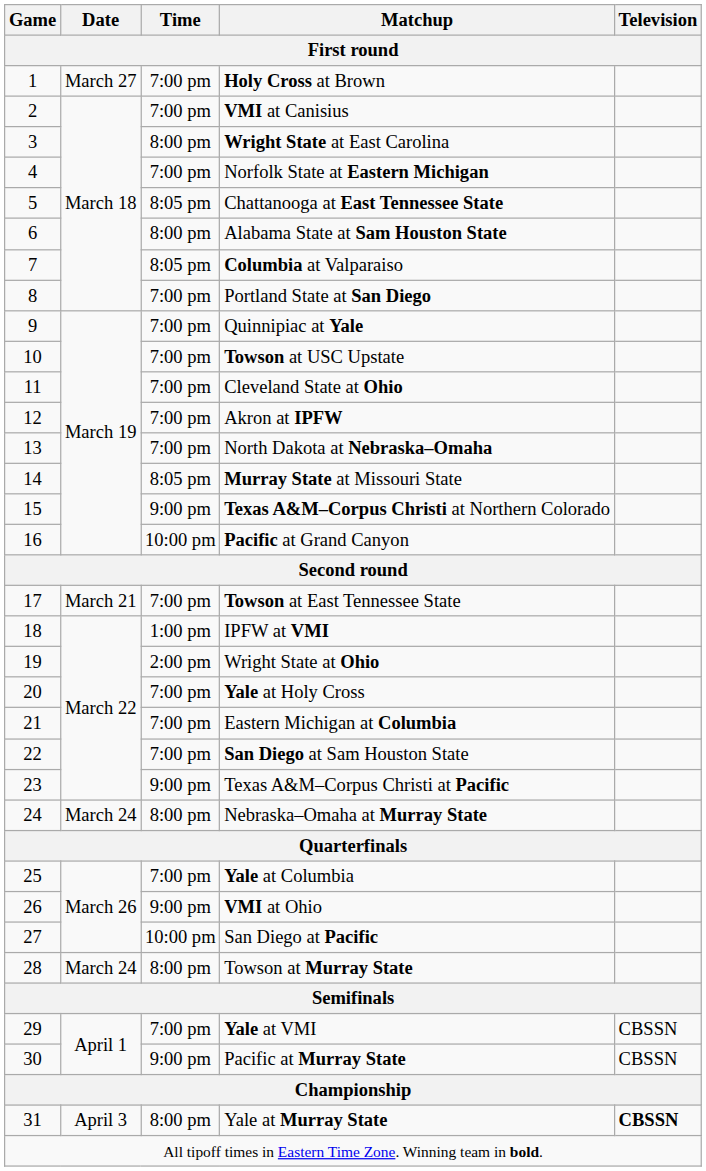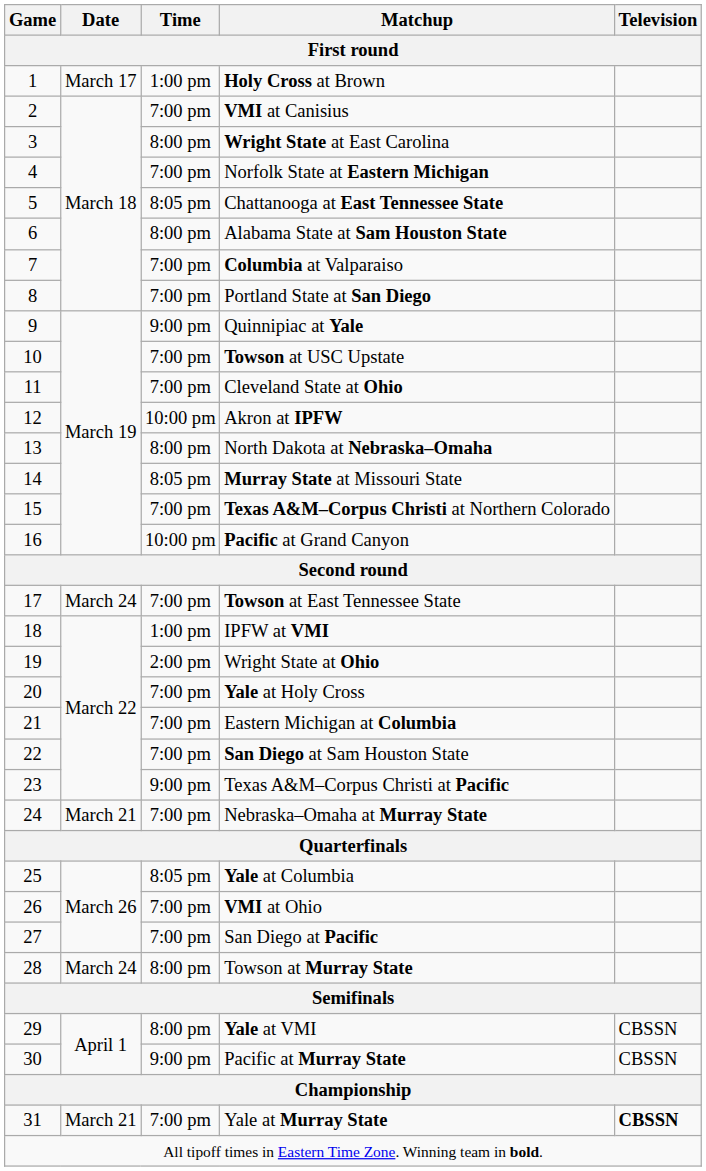(101, 81) March 27 -> (101, 81) March 17
(180, 81) 7:00 pm -> (180, 81) 1:00 pm
(180, 264) 8:05 pm -> (180, 264) 7:00 pm
(180, 325) 7:00 pm -> (180, 325) 9:00 pm
(180, 417) 7:00 pm -> (180, 417) 10:00 pm
(180, 448) 7:00 pm -> (180, 448) 8:00 pm
(180, 509) 9:00 pm -> (180, 509) 7:00 pm
(101, 600) March 21 -> (101, 600) March 24
(101, 814) March 24 -> (101, 814) March 21
(180, 814) 8:00 pm -> (180, 814) 7:00 pm
(180, 876) 7:00 pm -> (180, 876) 8:05 pm
(180, 906) 9:00 pm -> (180, 906) 7:00 pm
(180, 937) 10:00 pm -> (180, 937) 7:00 pm
(180, 1028) 7:00 pm -> (180, 1028) 8:00 pm
(101, 1120) April 3 -> (101, 1120) March 21
(180, 1120) 8:00 pm -> (180, 1120) 7:00 pm
